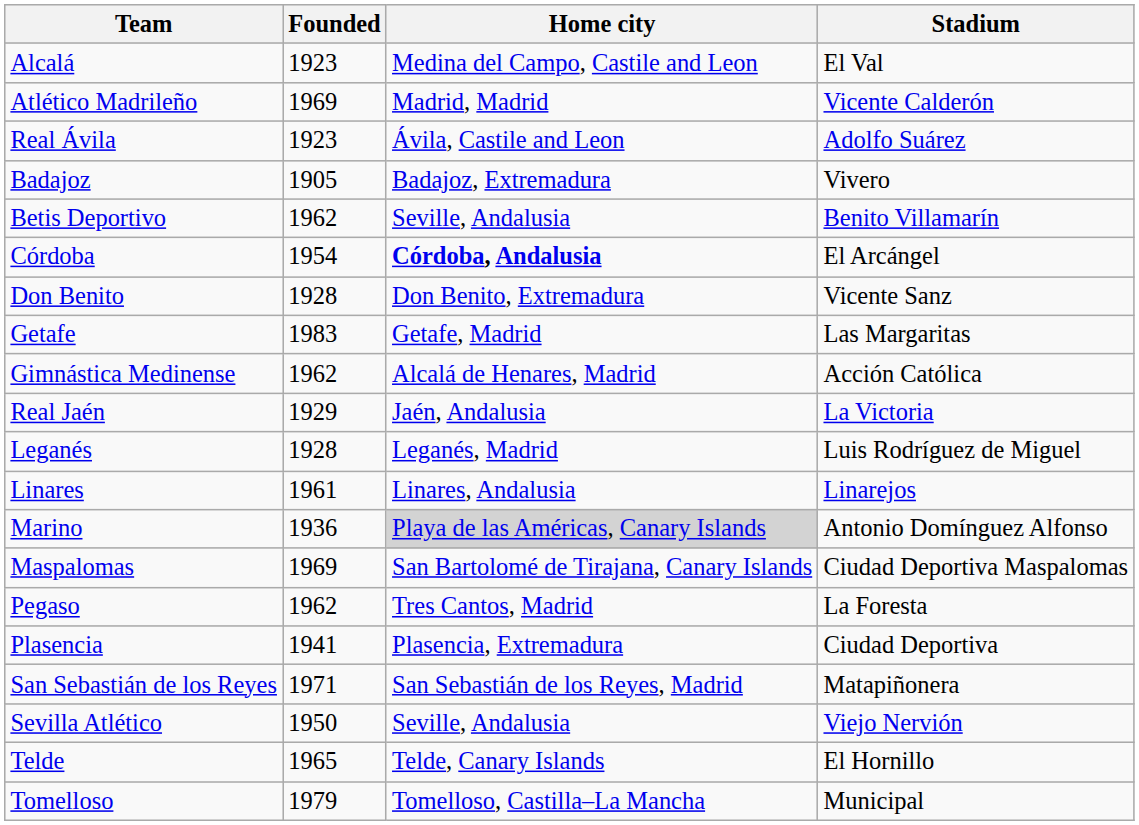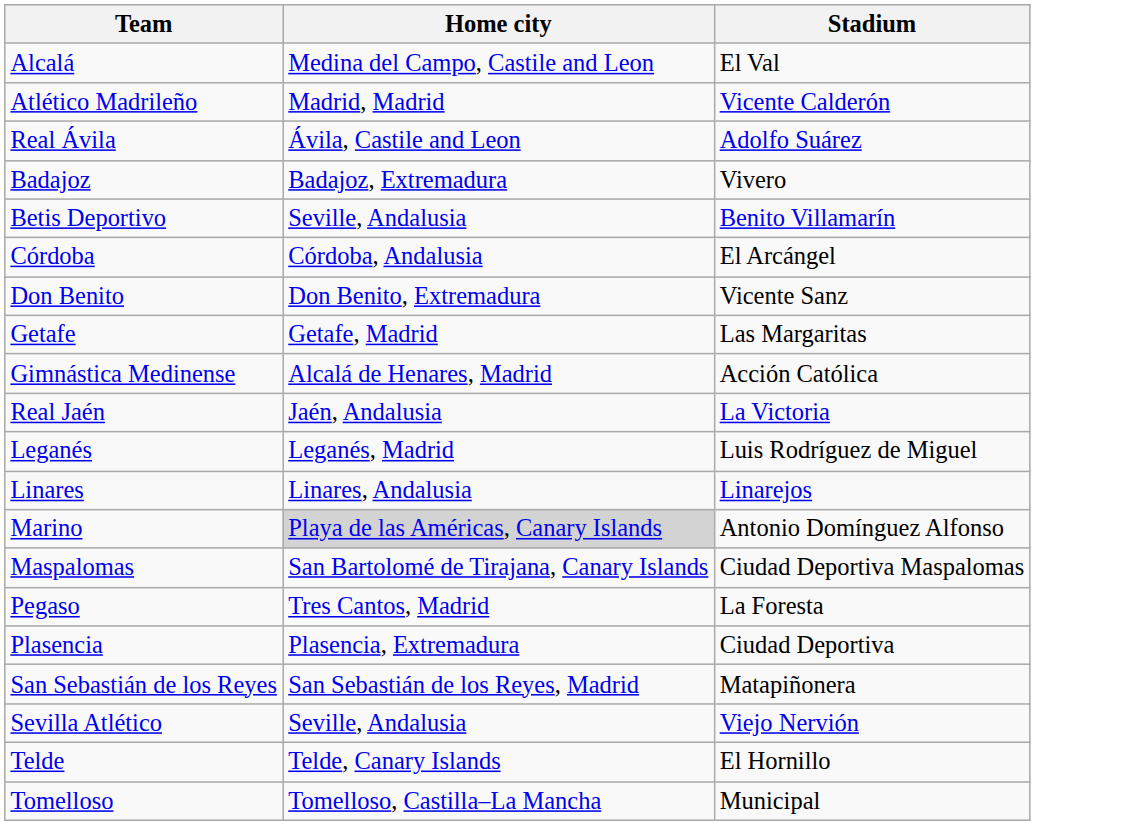- column: (334, 23)
(497, 256) bold -> (385, 256) normal
